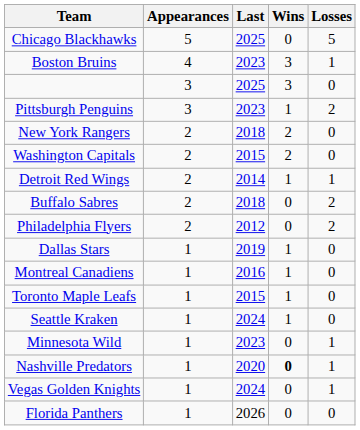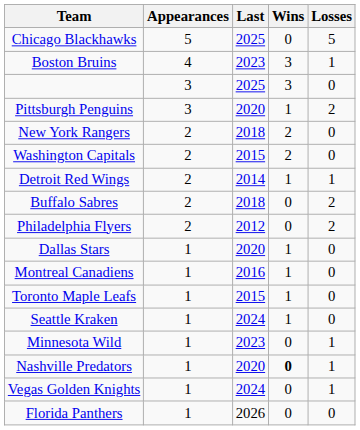(250, 109) 2023 -> (250, 109) 2020
(250, 249) 2019 -> (250, 249) 2020
